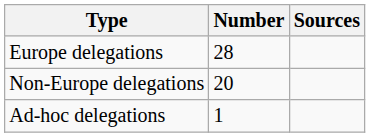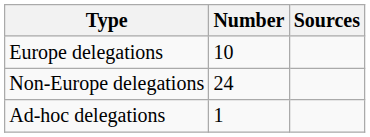(223, 52) 28 -> (223, 52) 10
(223, 83) 20 -> (223, 83) 24
